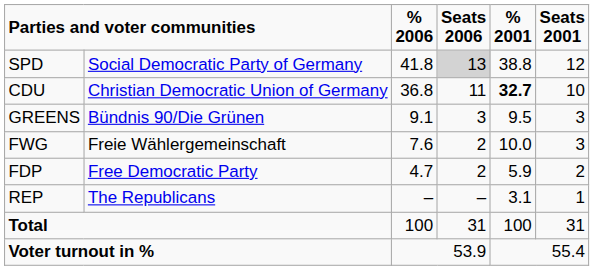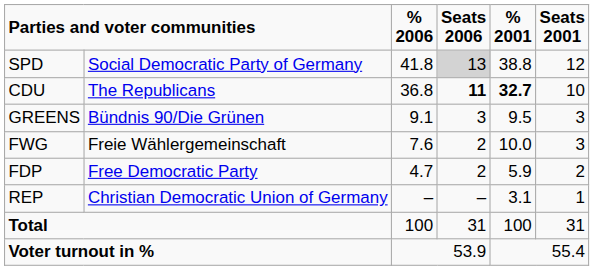(238, 90) Christian Democratic Union of Germany -> (152, 90) The Republicans
(477, 90) normal -> (477, 90) bold
(152, 198) The Republicans -> (238, 198) Christian Democratic Union of Germany
